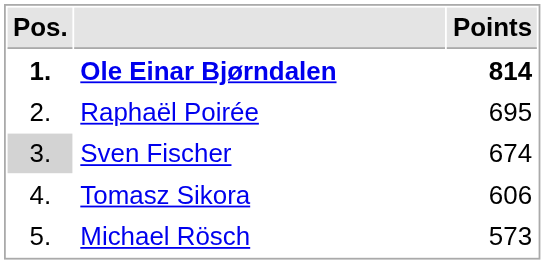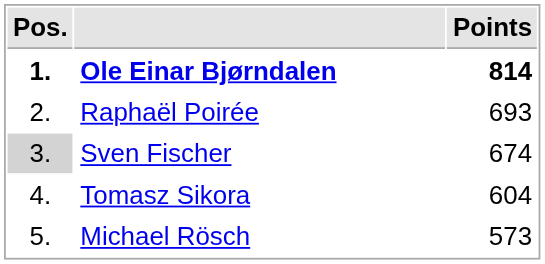(510, 112) 695 -> (510, 112) 693
(510, 195) 606 -> (510, 195) 604
